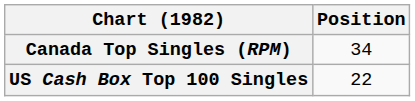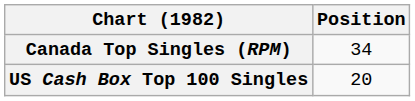(361, 80) 22 -> (361, 80) 20
